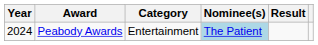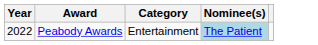- column: (288, 13)
(20, 31) 2024 -> (20, 31) 2022
